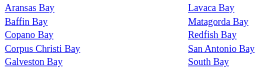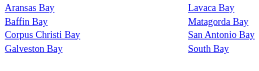- row: (29, 35)
